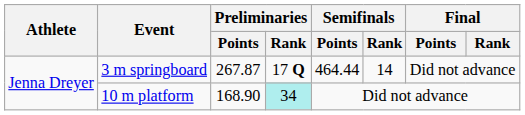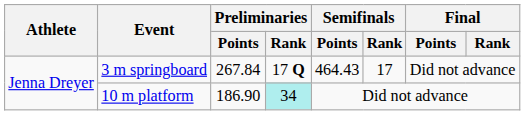(238, 69) 267.87 -> (238, 69) 267.84
(337, 69) 464.44 -> (337, 69) 464.43
(385, 69) 14 -> (385, 69) 17
(238, 96) 168.90 -> (238, 96) 186.90
